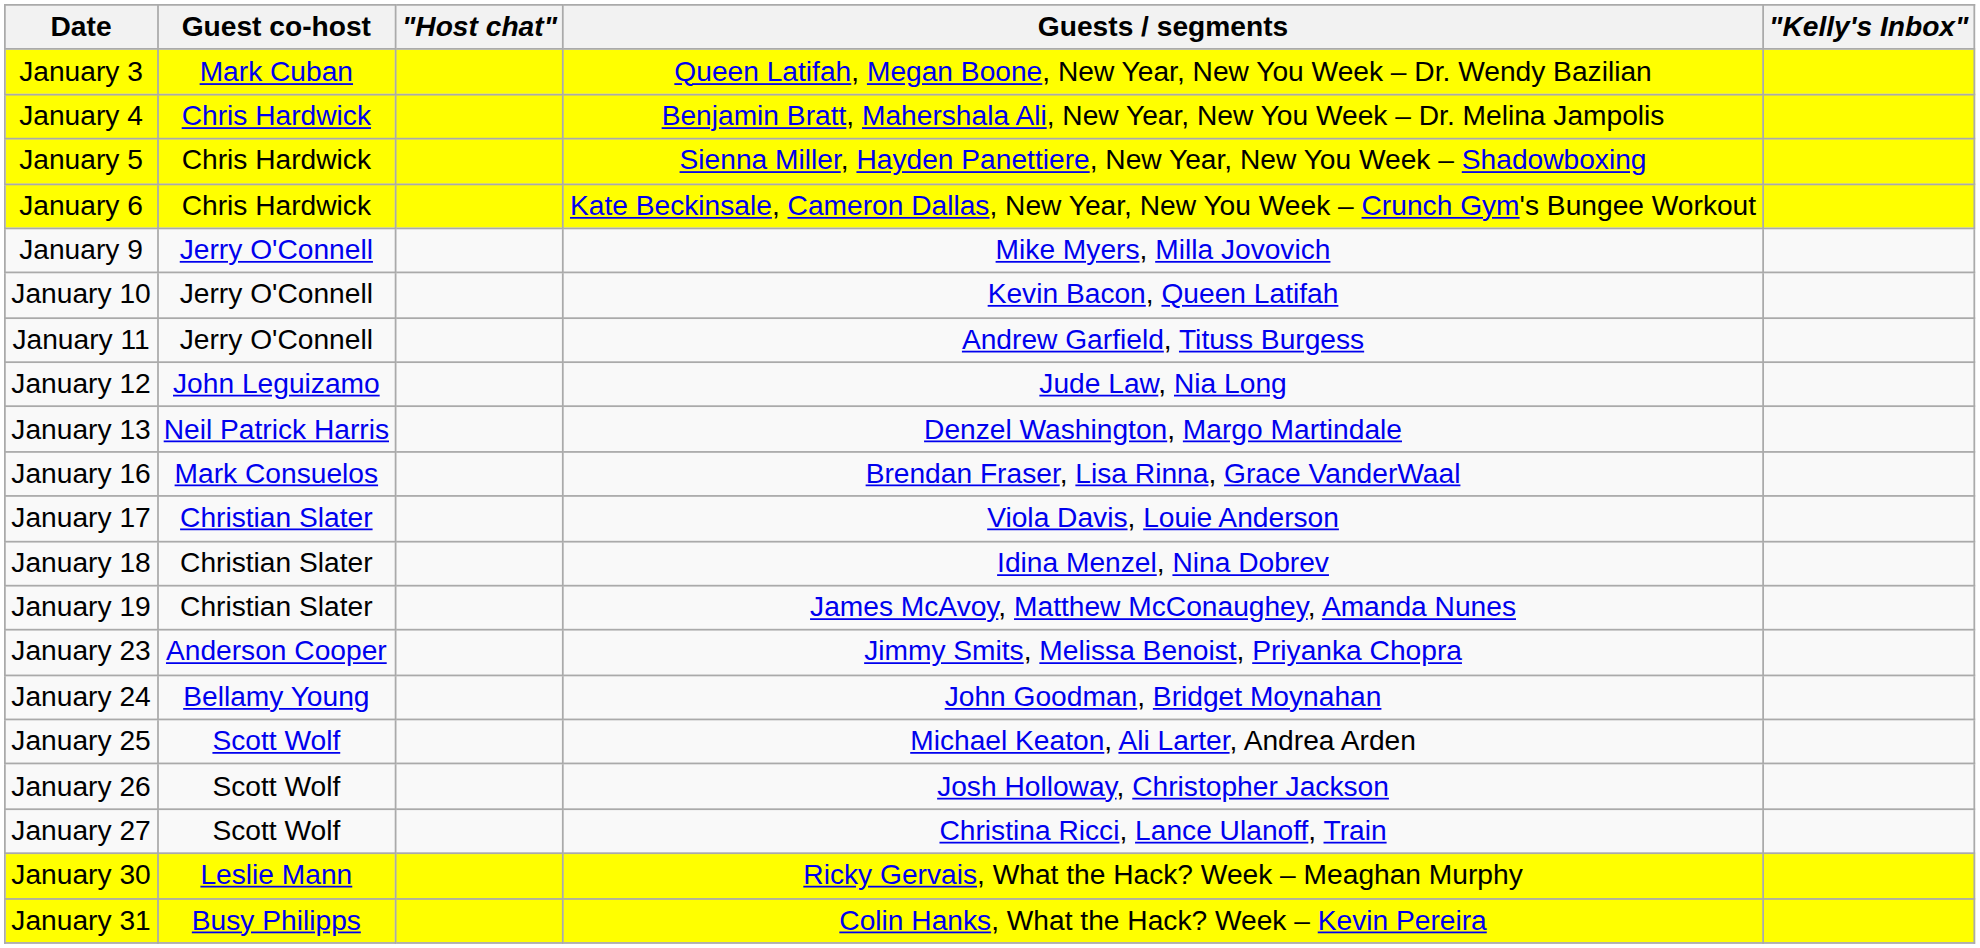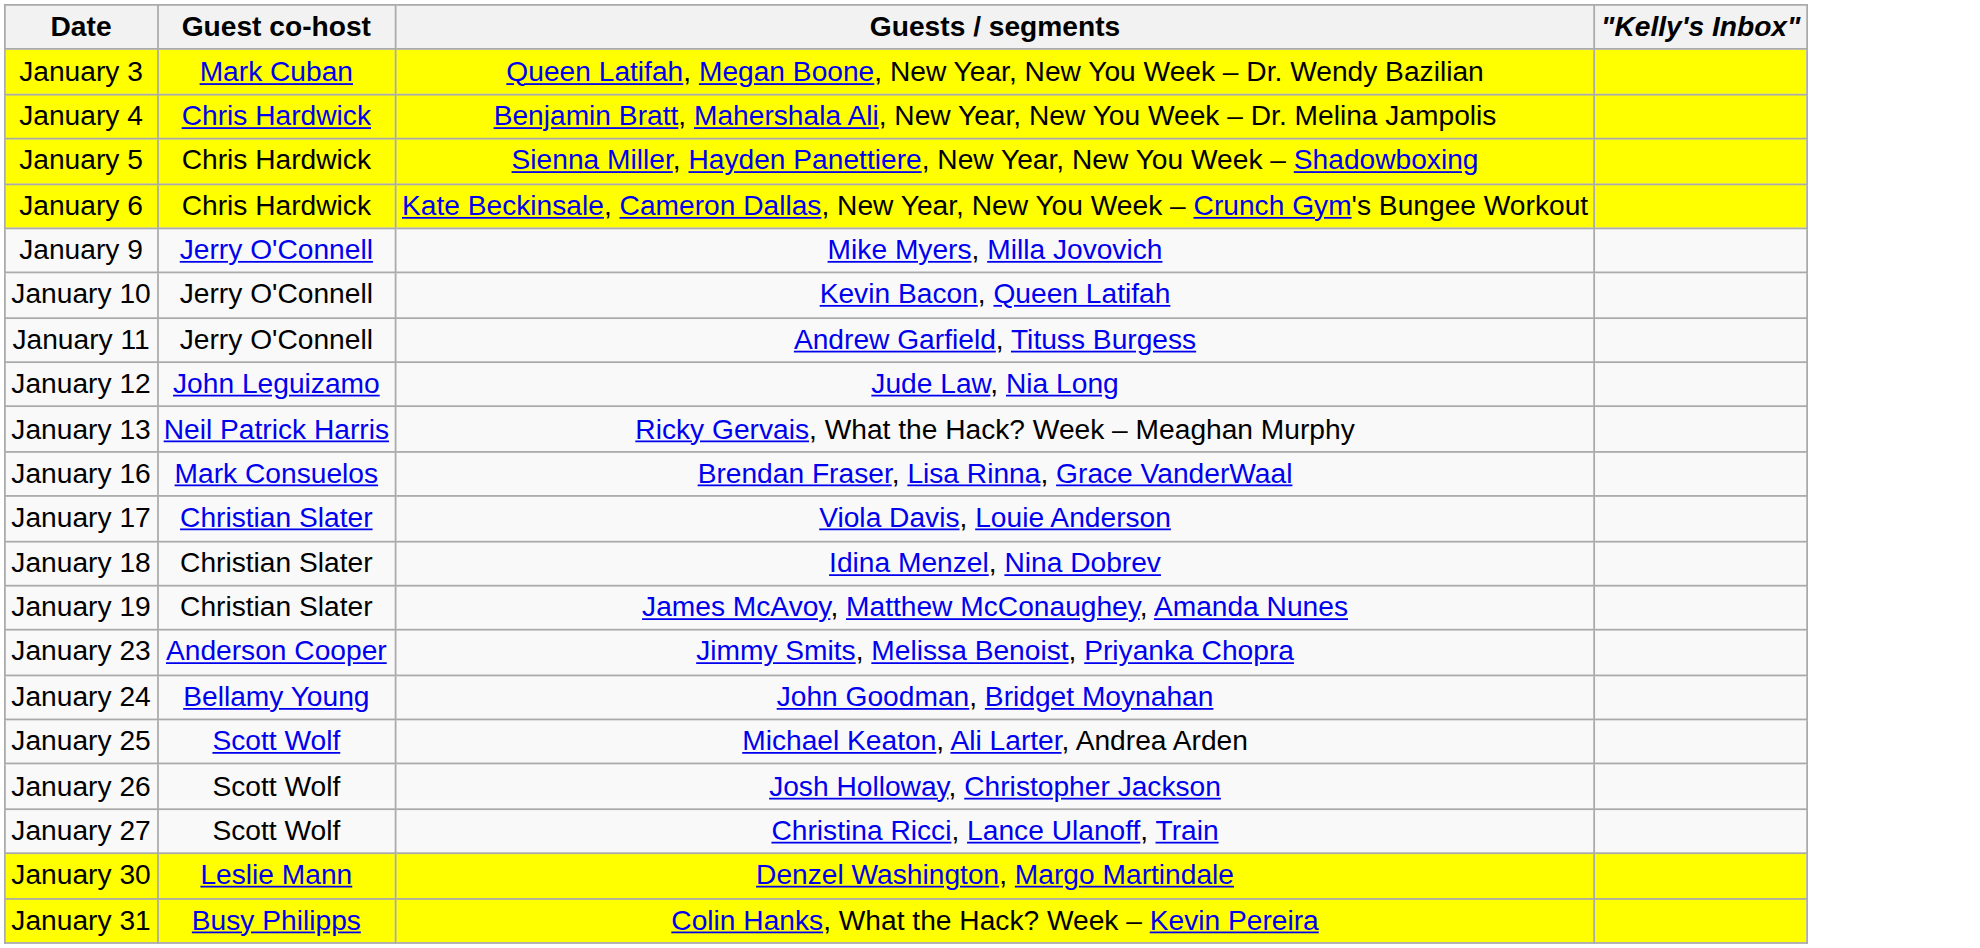- column: (479, 26)
(1163, 428) Denzel Washington, Margo Martindale -> (995, 428) Ricky Gervais, What the Hack? Week – Meaghan Murphy
(1163, 875) Ricky Gervais, What the Hack? Week – Meaghan Murphy -> (995, 875) Denzel Washington, Margo Martindale
